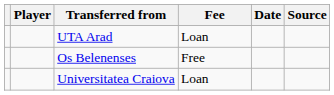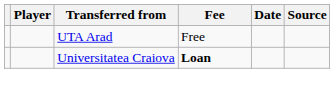(195, 36) Loan -> (193, 36) Free
- row: (97, 57)
(195, 79) normal -> (196, 57) bold
